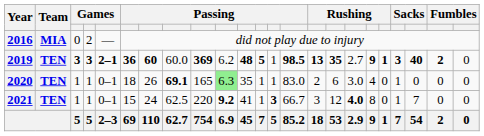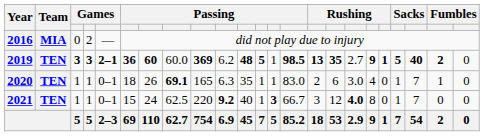(398, 60) 3 -> (398, 60) 5
(226, 80) lightgreen background -> (226, 80) no background
(416, 80) 0 -> (416, 80) 7
(440, 80) 0 -> (440, 80) 1
(246, 100) 41 -> (246, 100) 40
